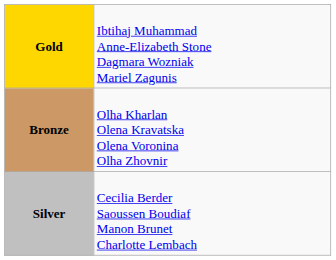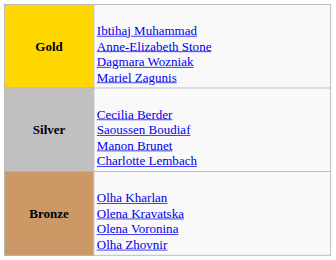rows swapped: (49, 213) <-> (49, 129)
